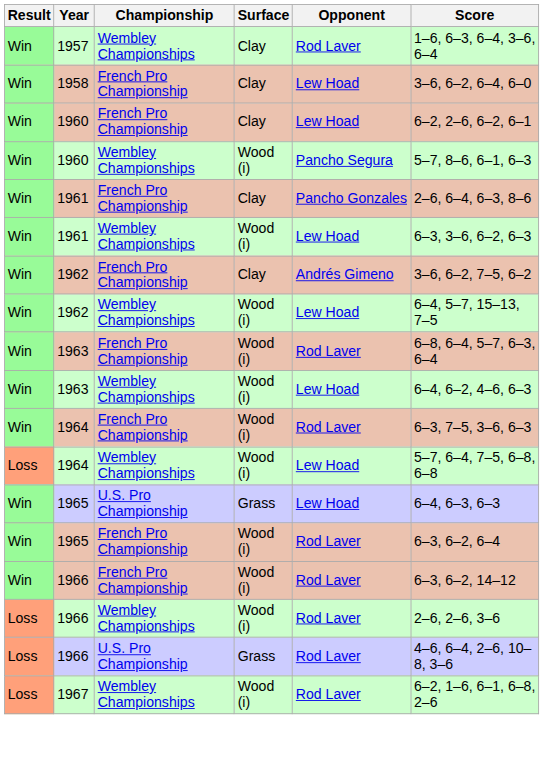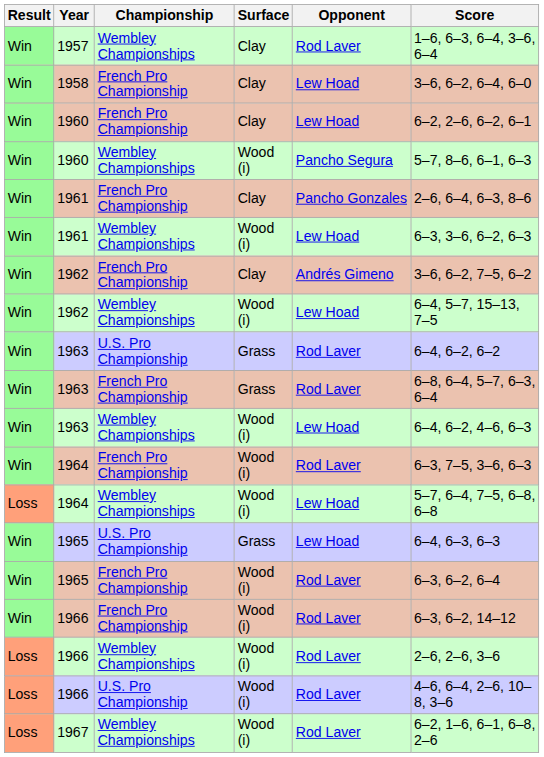+ row: (73, 351)
(256, 351) Wood (i) -> (256, 389) Grass
(256, 656) Grass -> (256, 694) Wood (i)
